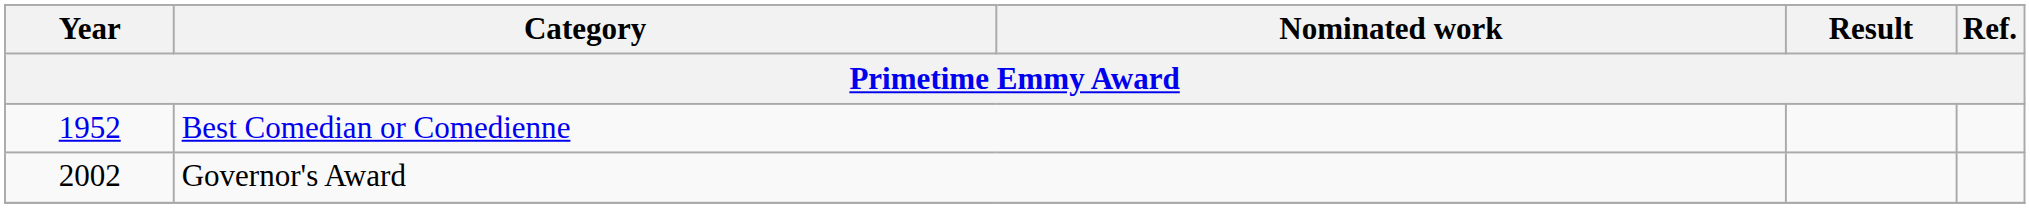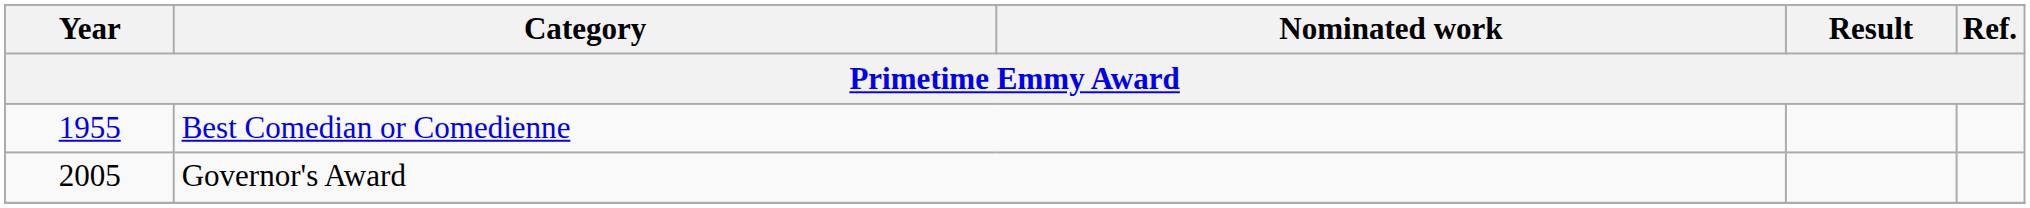(90, 127) 1952 -> (90, 127) 1955
(90, 176) 2002 -> (90, 176) 2005
